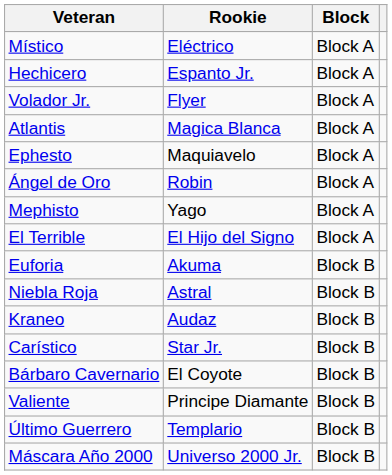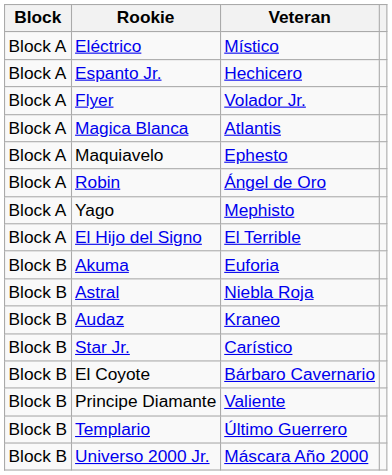columns swapped: (346, 18) <-> (84, 18)
